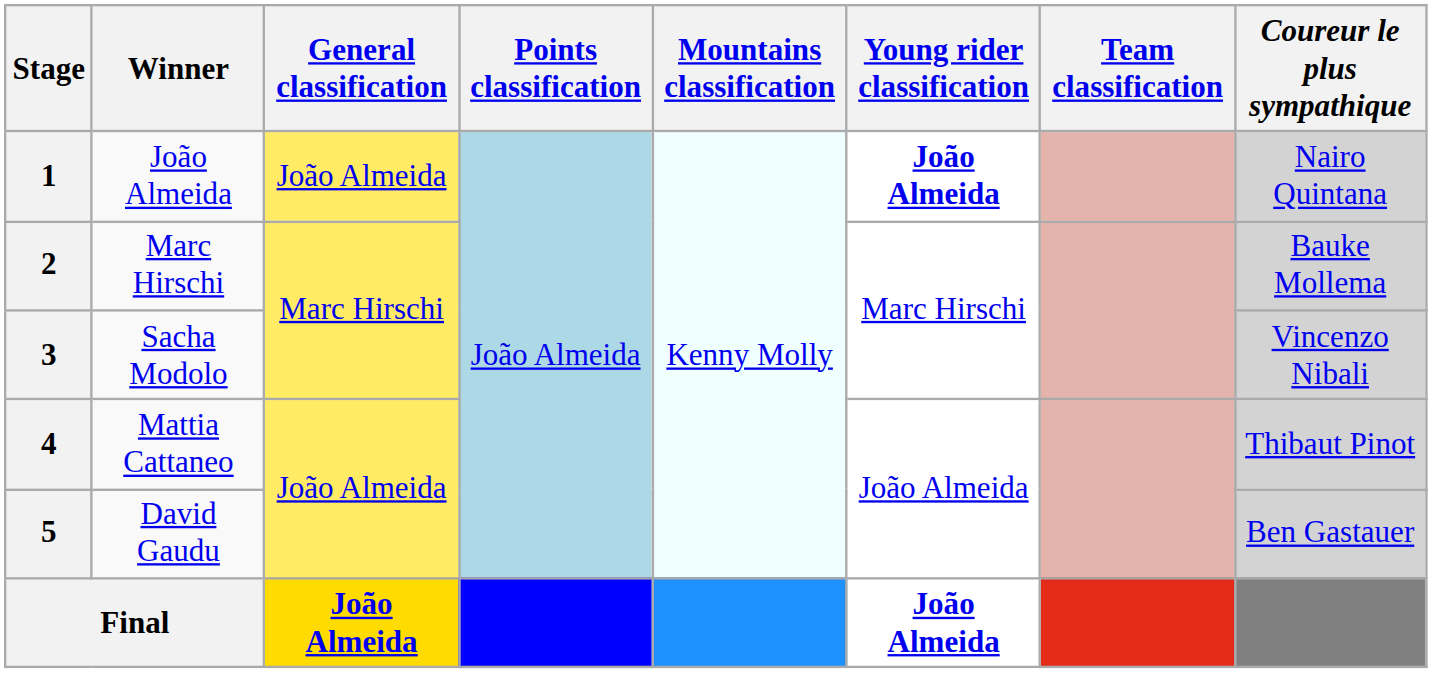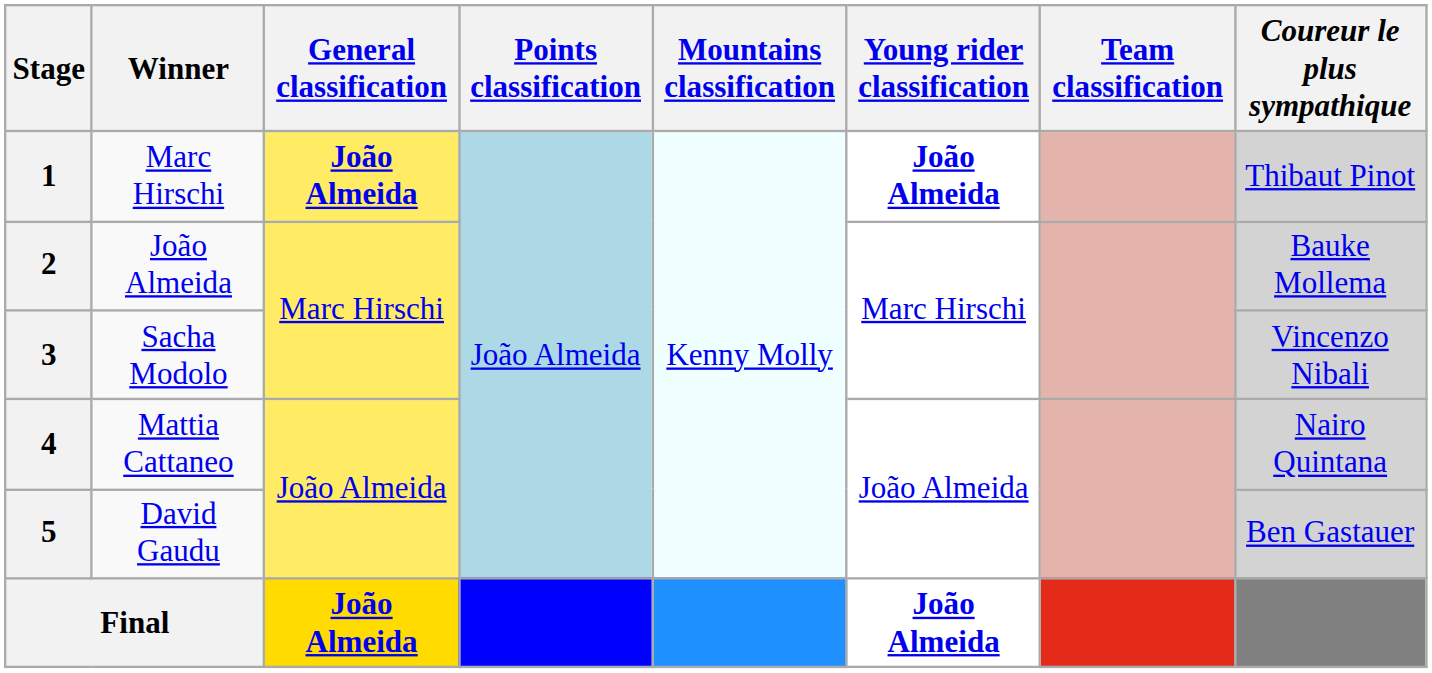(178, 176) João Almeida -> (178, 176) Marc Hirschi
(362, 176) normal -> (362, 176) bold
(1330, 176) Nairo Quintana -> (1330, 176) Thibaut Pinot
(178, 265) Marc Hirschi -> (178, 265) João Almeida
(1330, 443) Thibaut Pinot -> (1330, 443) Nairo Quintana
